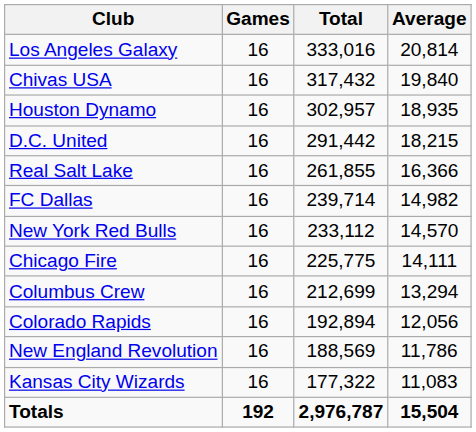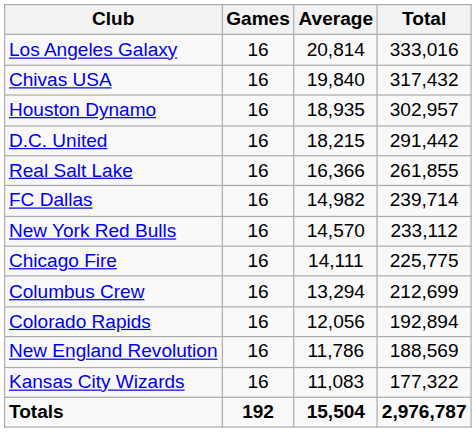columns swapped: (341, 19) <-> (429, 19)
